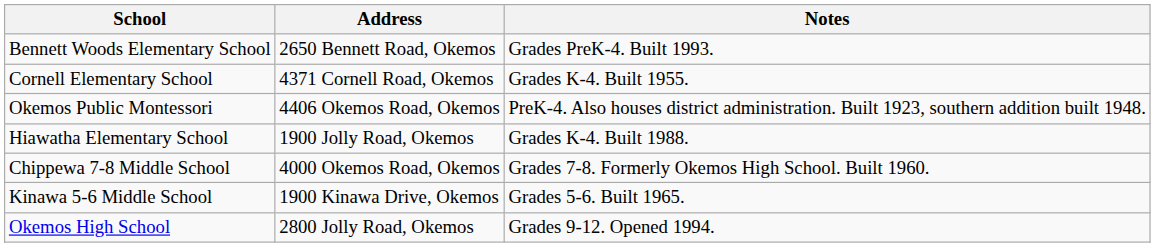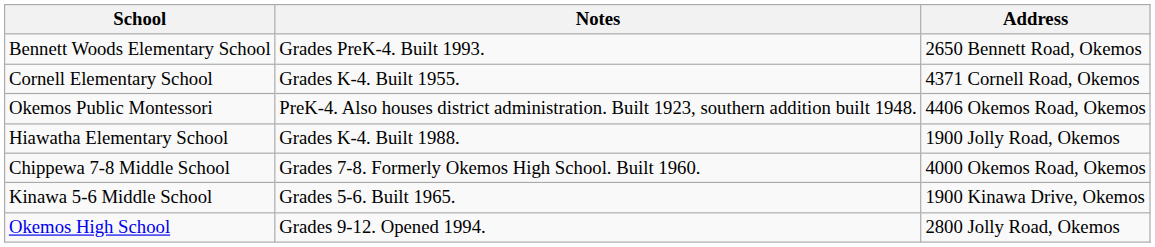columns swapped: (390, 19) <-> (827, 19)
